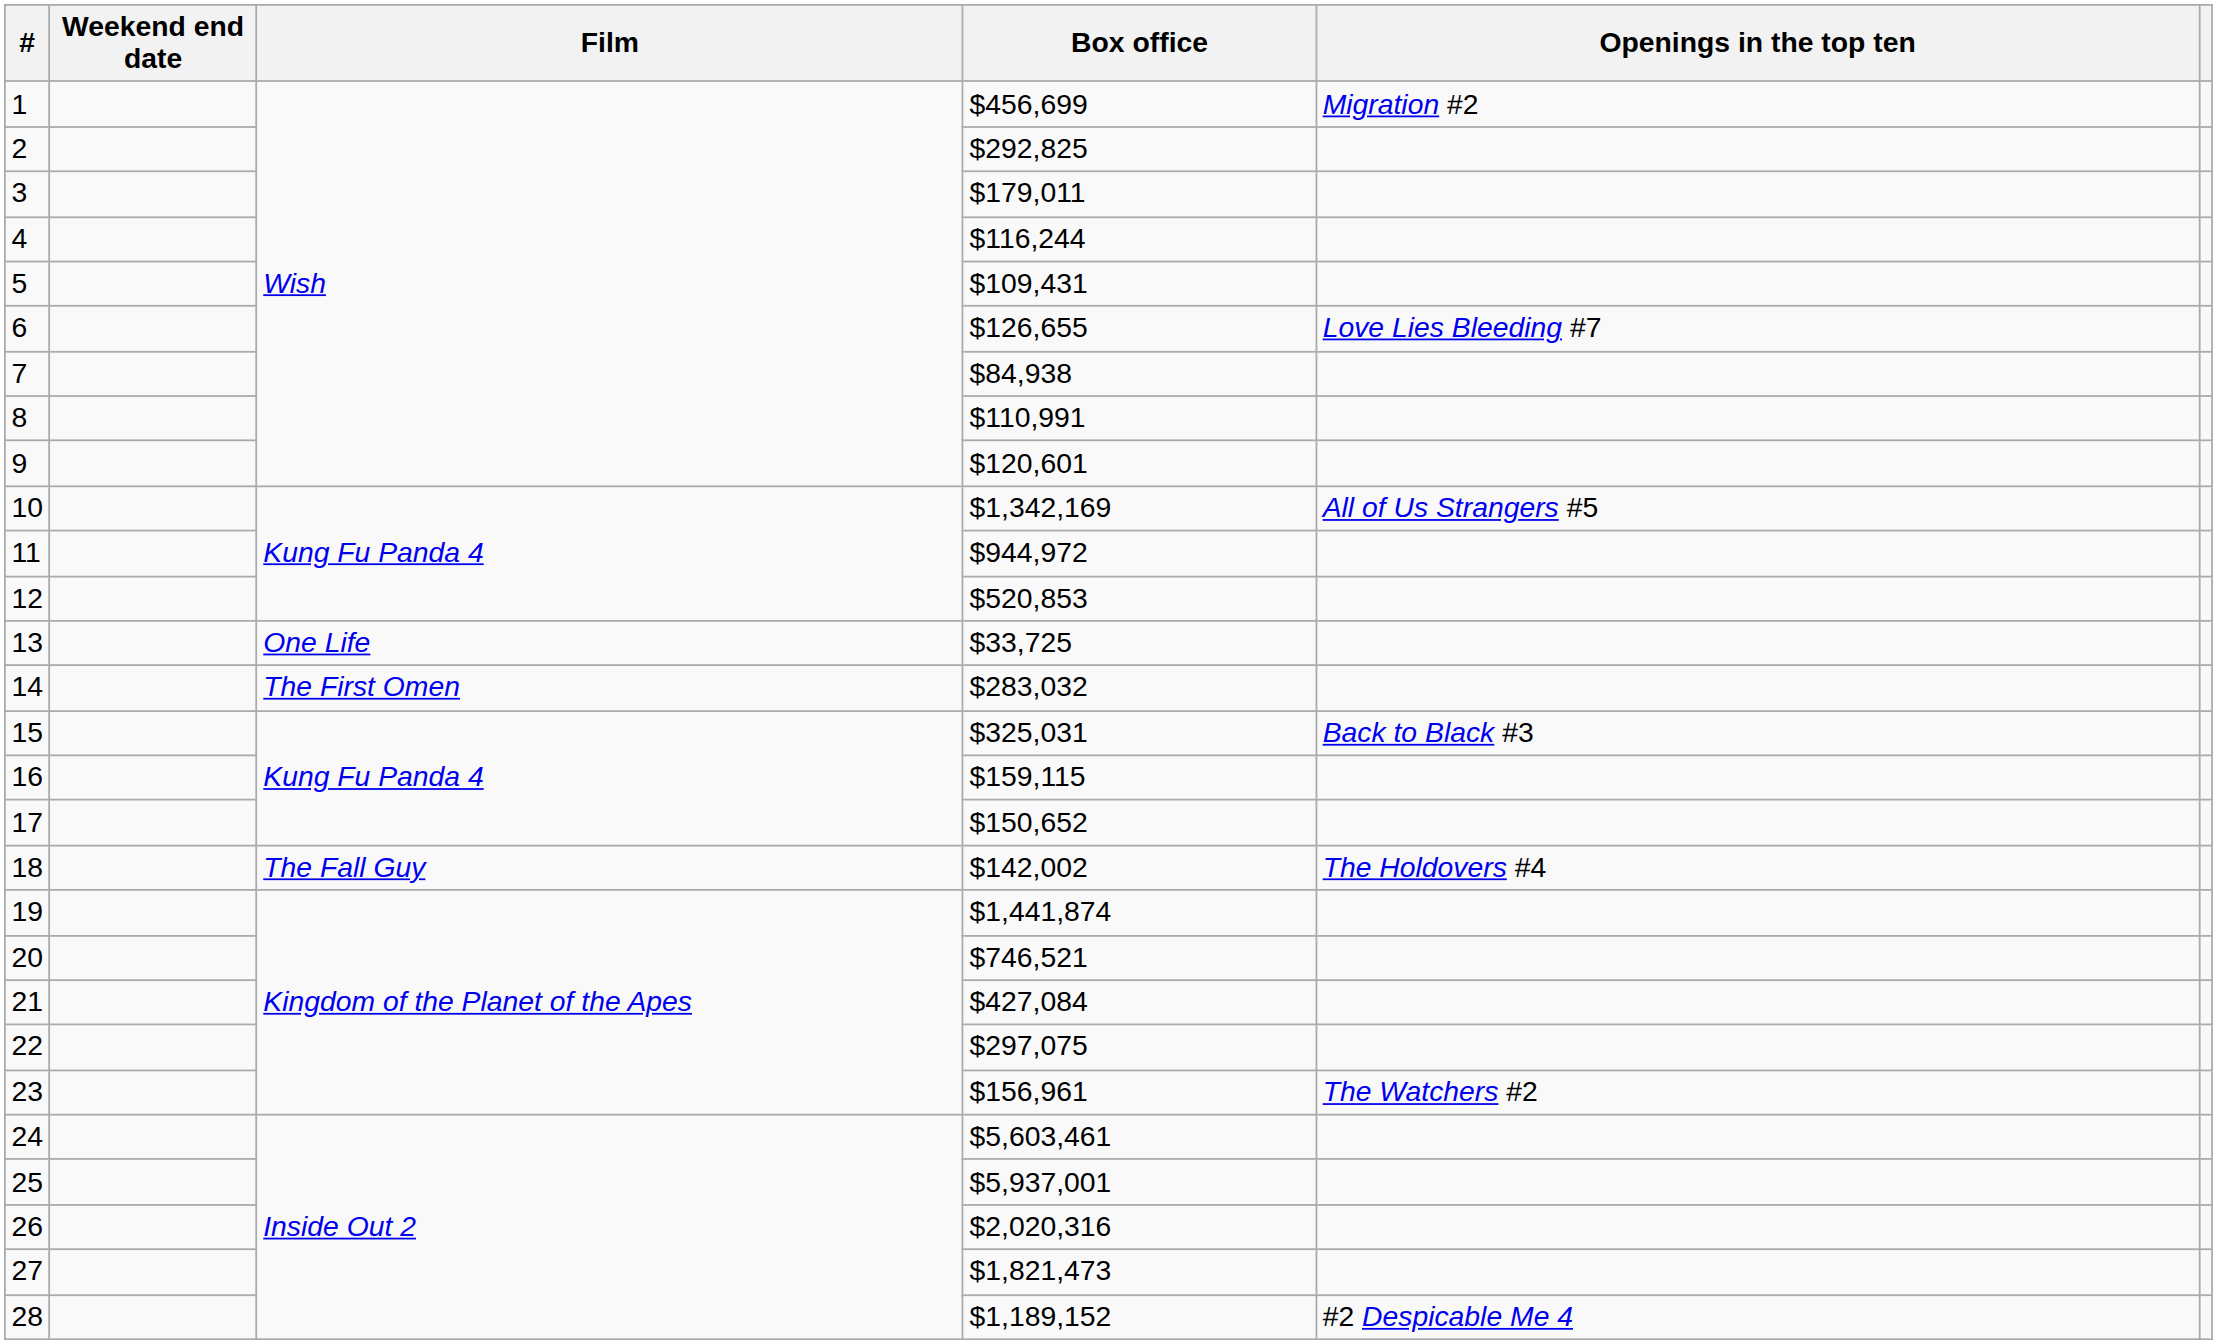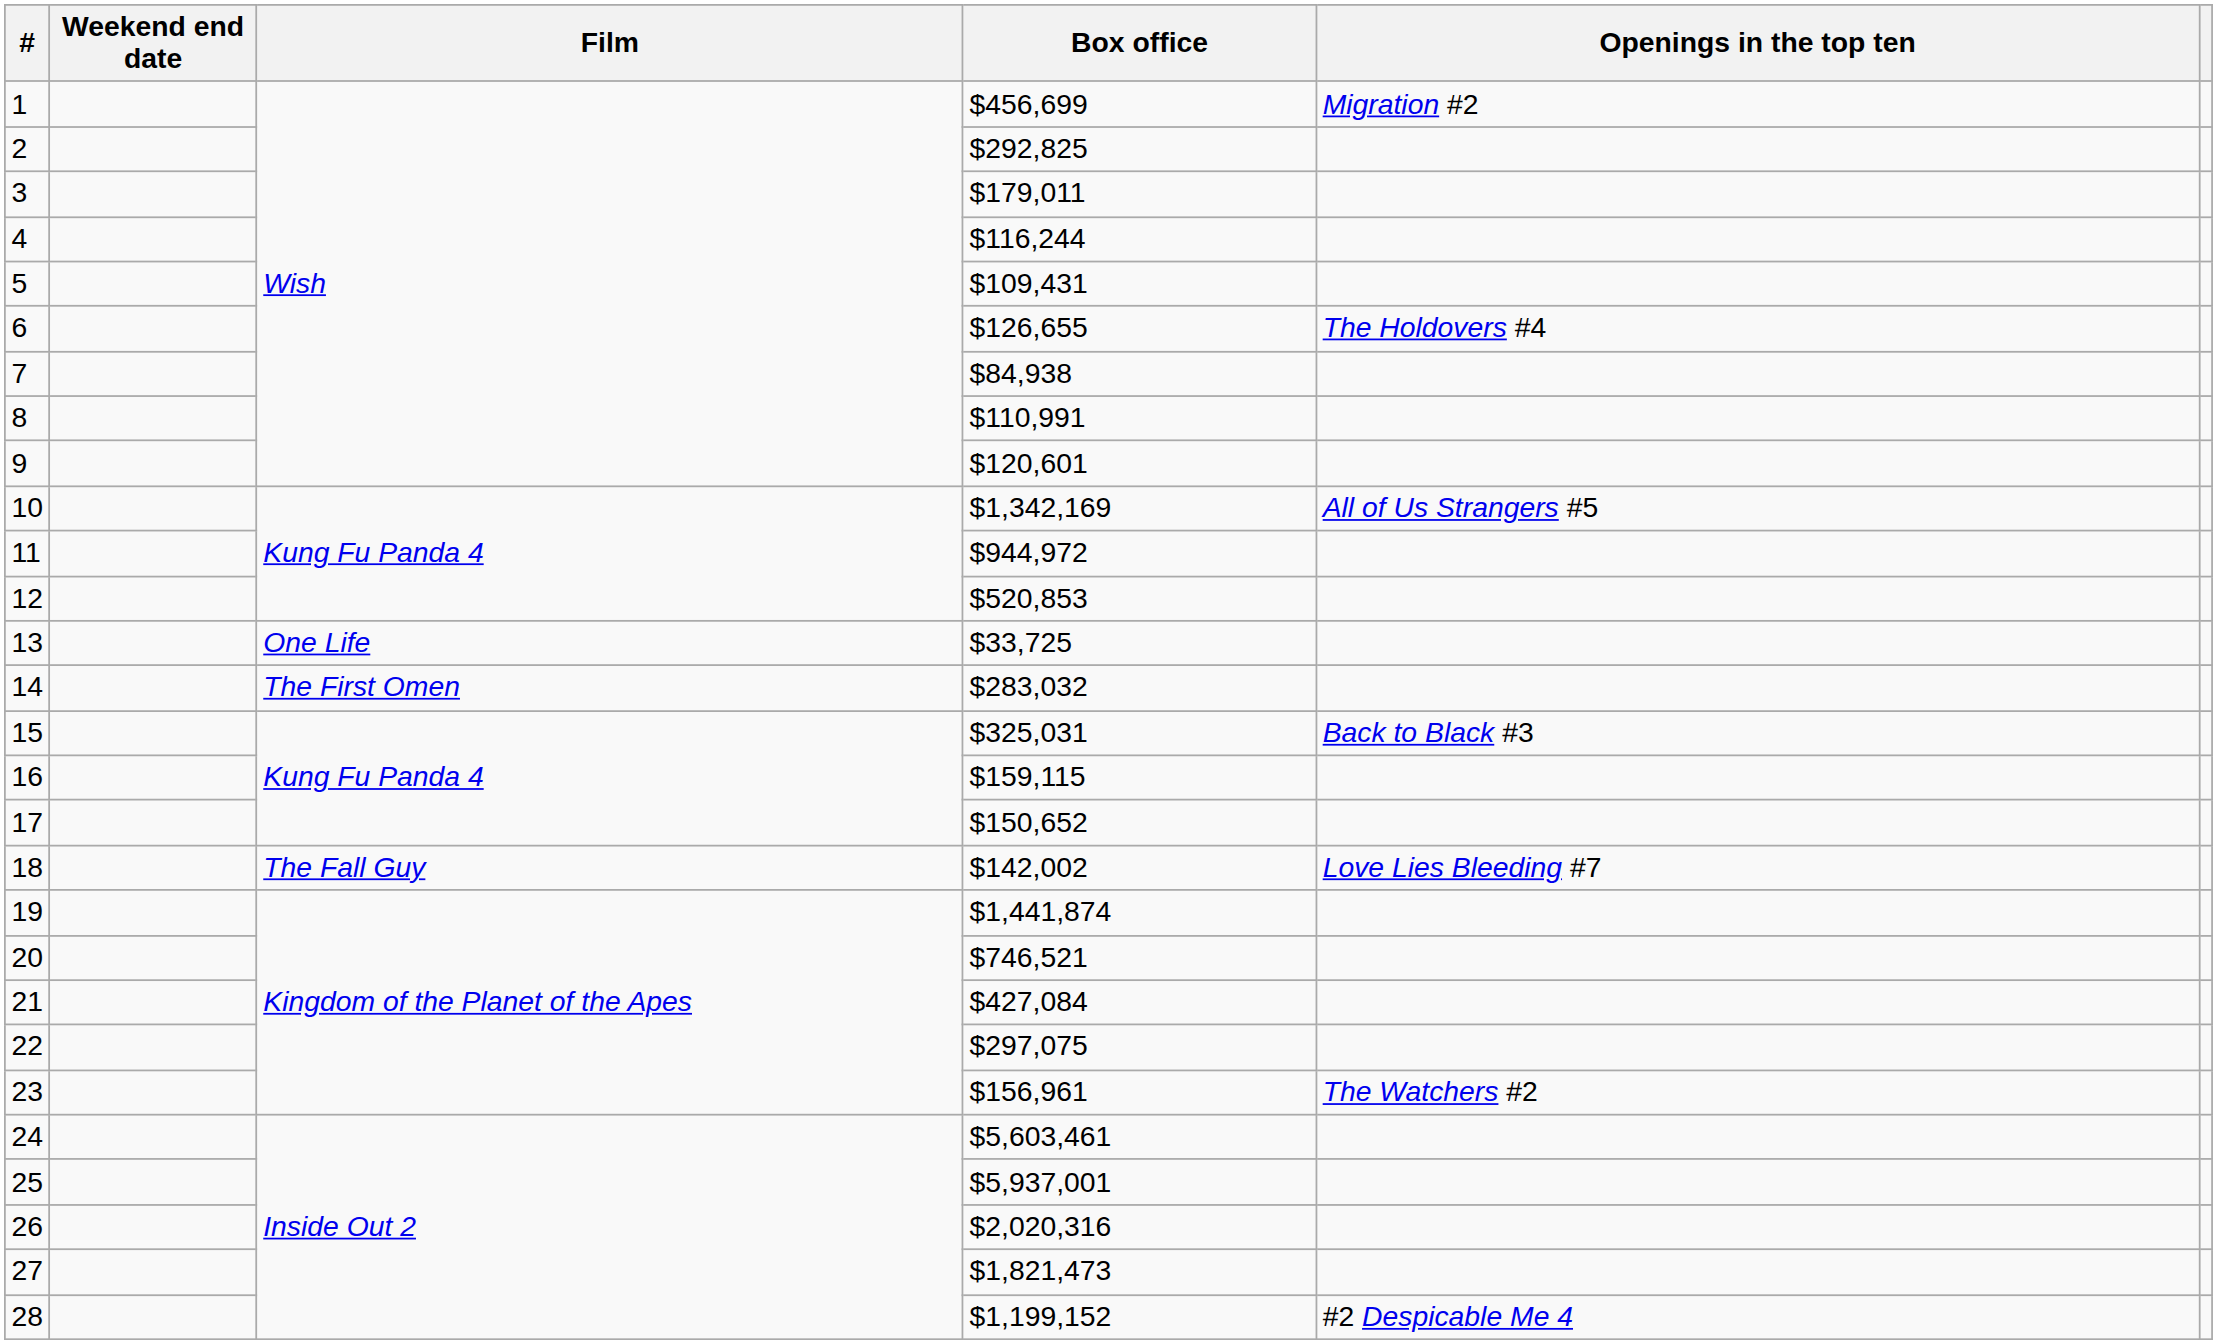(1462, 328) Love Lies Bleeding #7 -> (1434, 328) The Holdovers #4
(1434, 867) The Holdovers #4 -> (1462, 867) Love Lies Bleeding #7
(1040, 1316) $1,189,152 -> (1040, 1316) $1,199,152
